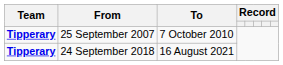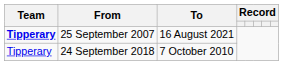(196, 34) 7 October 2010 -> (197, 34) 16 August 2021
(31, 51) bold -> (29, 51) normal
(197, 51) 16 August 2021 -> (196, 51) 7 October 2010
